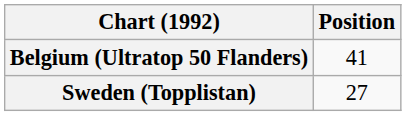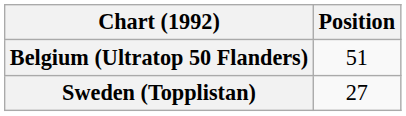(357, 57) 41 -> (357, 57) 51
